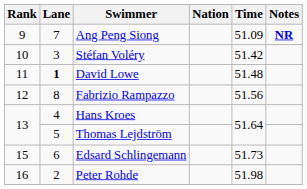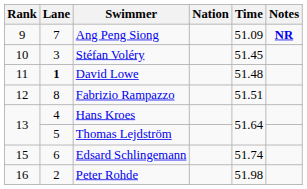(249, 54) 51.42 -> (249, 54) 51.45
(249, 94) 51.56 -> (249, 94) 51.51
(249, 154) 51.73 -> (249, 154) 51.74
